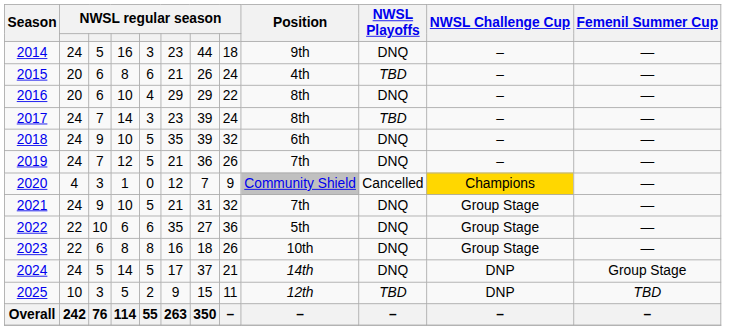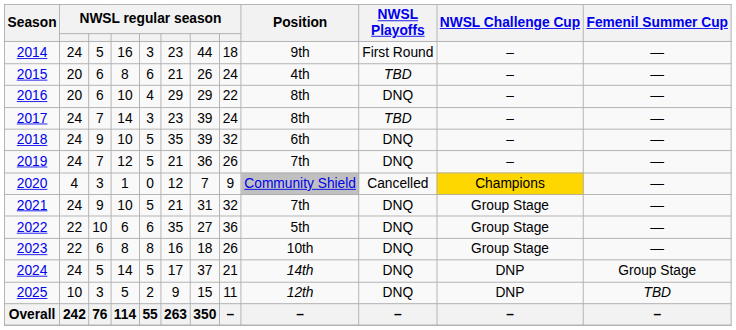(393, 52) DNQ -> (398, 52) First Round
(393, 292) TBD -> (398, 292) DNQ
